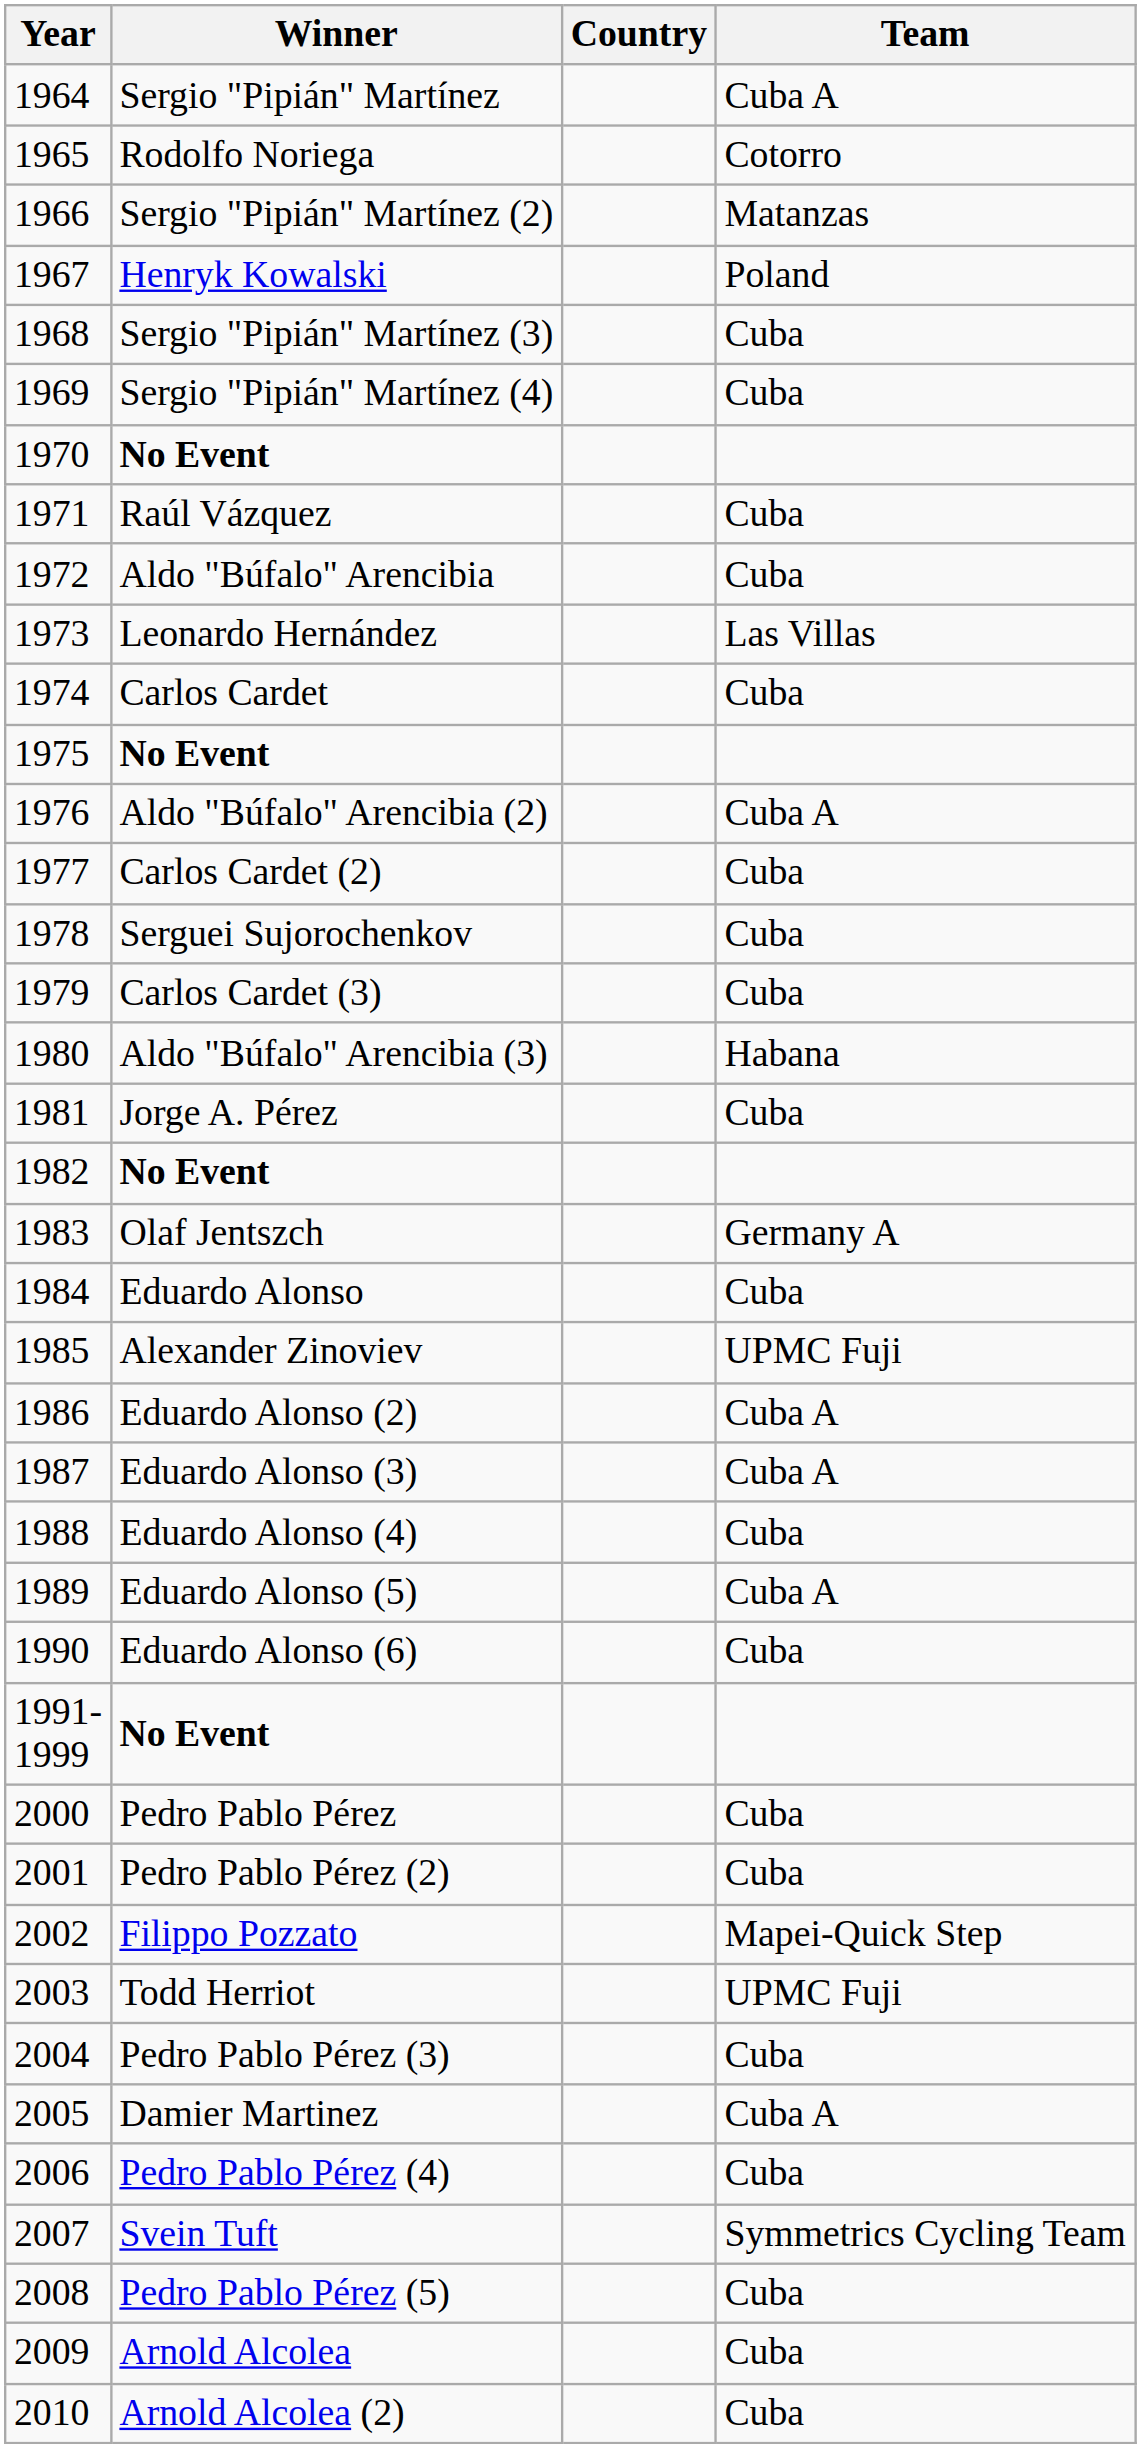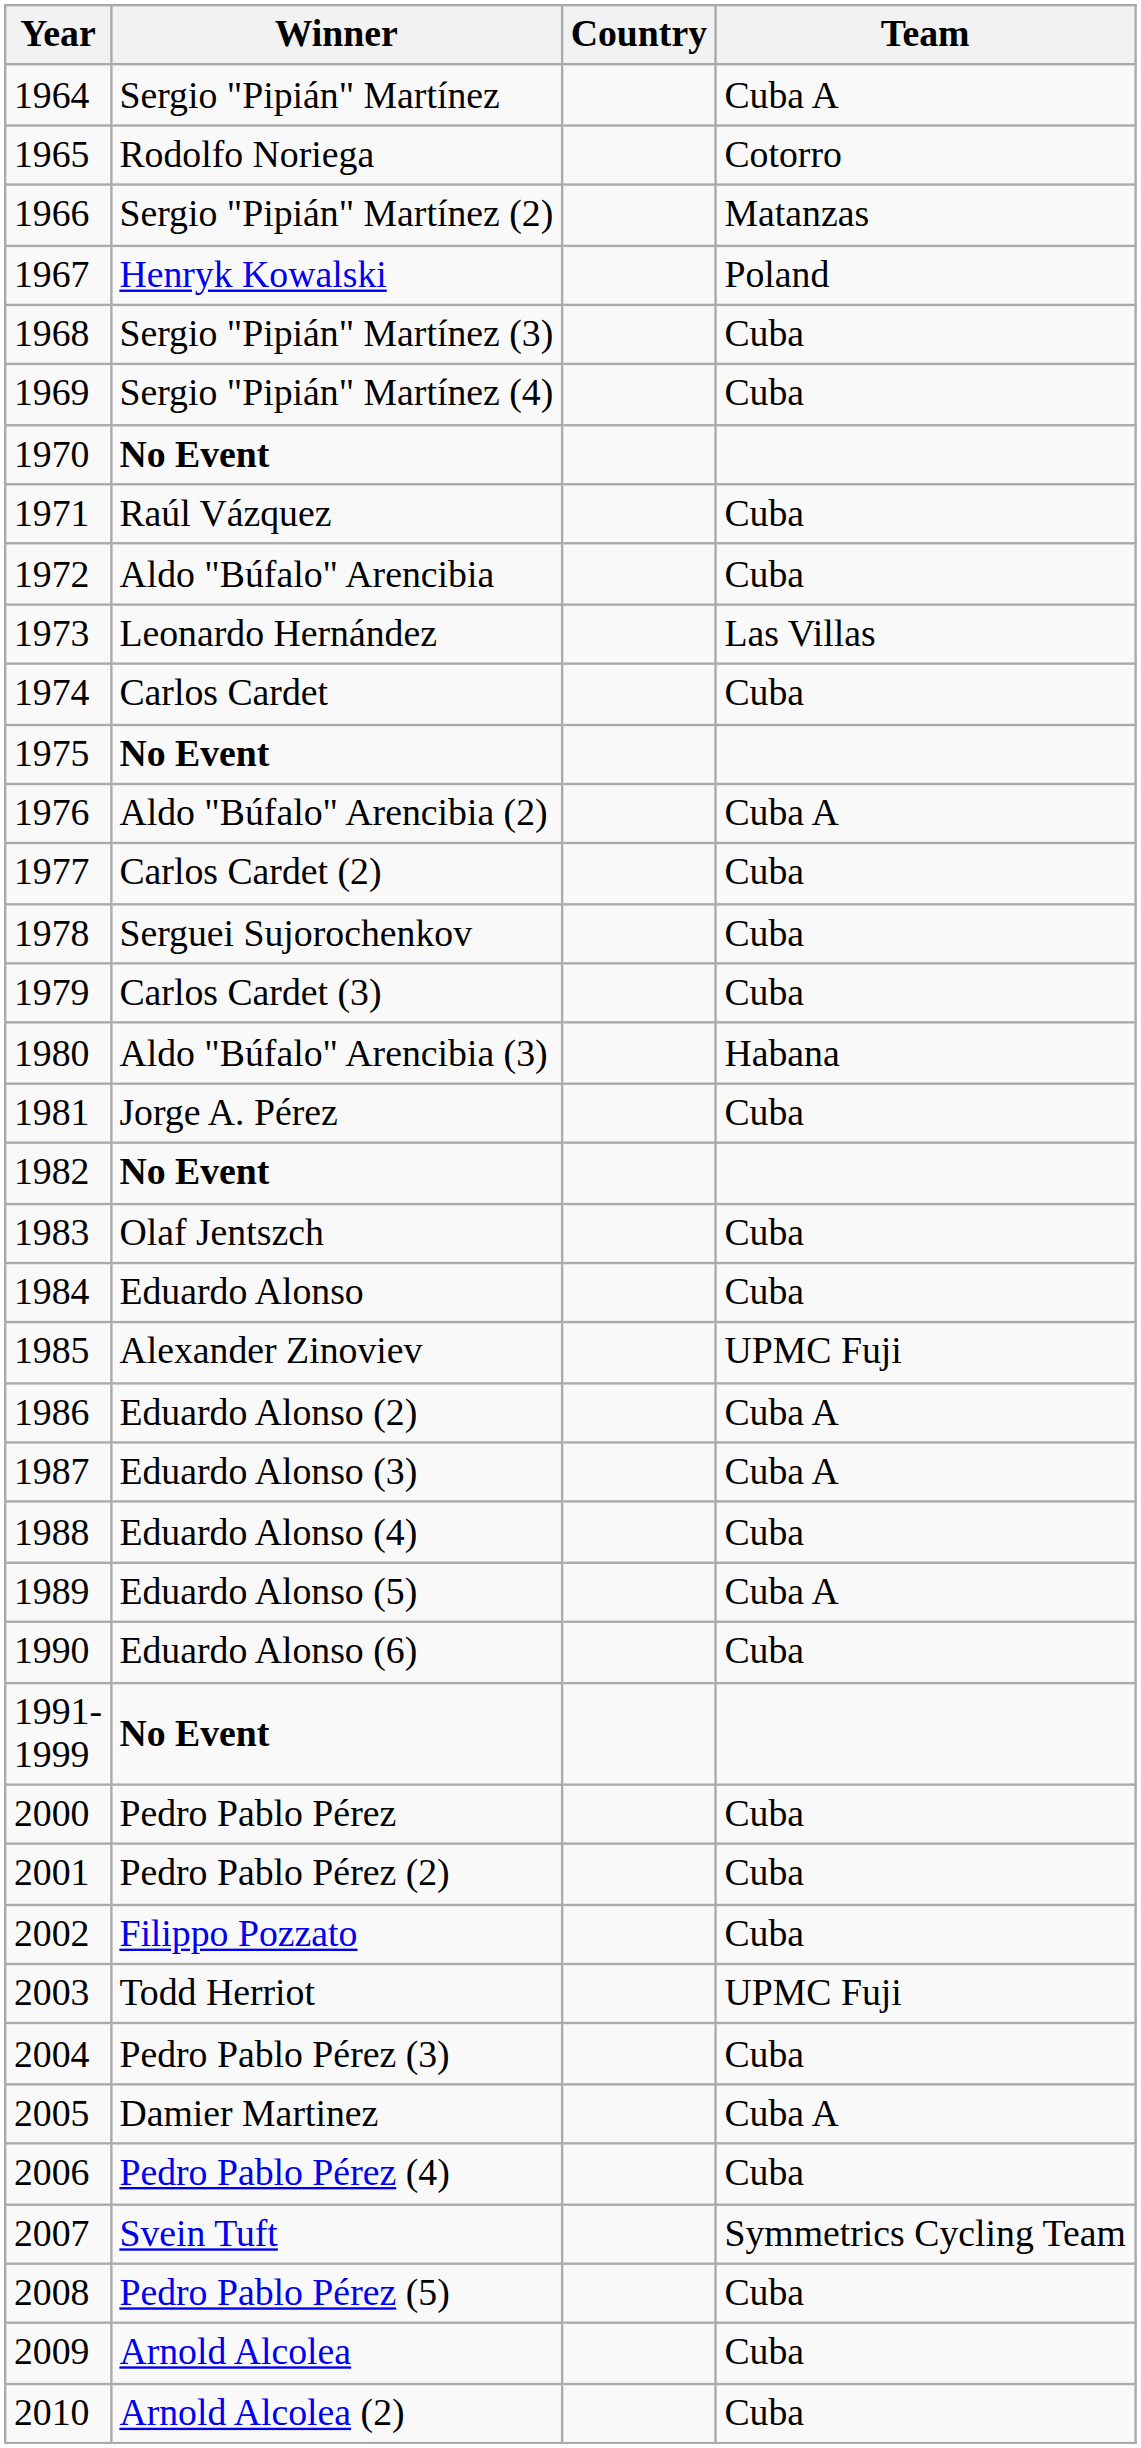(812, 1232) Germany A -> (764, 1232) Cuba
(863, 1933) Mapei-Quick Step -> (764, 1933) Cuba
